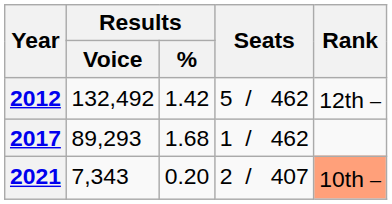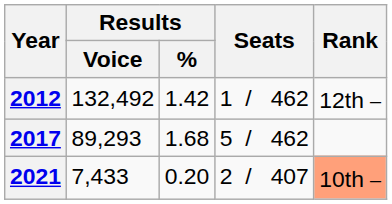(264, 98) 5 / 462 -> (264, 98) 1 / 462
(264, 137) 1 / 462 -> (264, 137) 5 / 462
(100, 177) 7,343 -> (100, 177) 7,433
